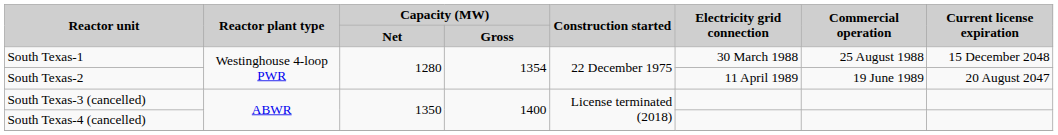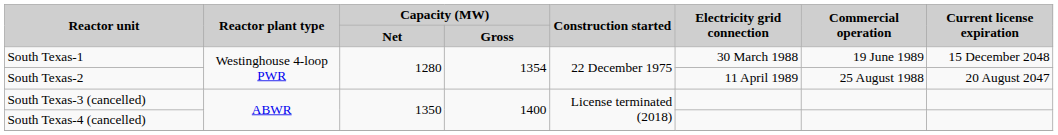(882, 57) 25 August 1988 -> (888, 57) 19 June 1989
(888, 78) 19 June 1989 -> (882, 78) 25 August 1988
